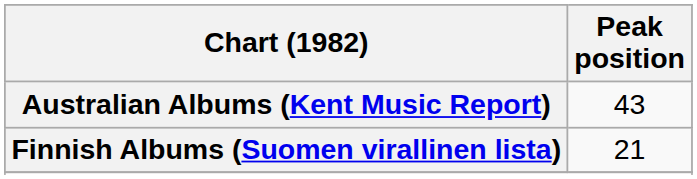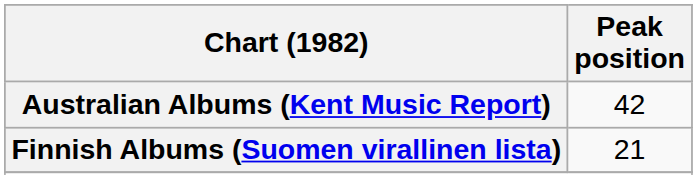(630, 104) 43 -> (630, 104) 42
